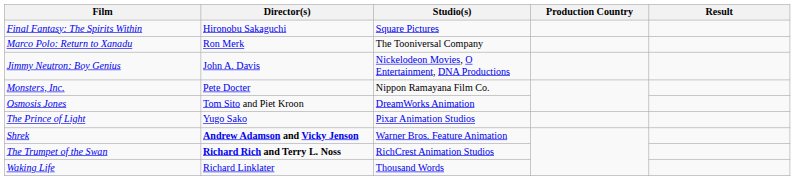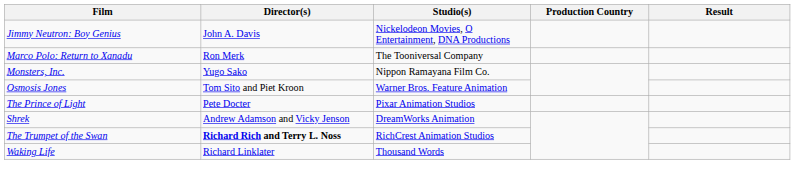- row: (74, 28)
rows swapped: (64, 66) <-> (69, 44)
(227, 87) Pete Docter -> (225, 71) Yugo Sako
(425, 103) DreamWorks Animation -> (442, 87) Warner Bros. Feature Animation
(225, 119) Yugo Sako -> (227, 103) Pete Docter
(281, 135) bold -> (276, 119) normal
(442, 135) Warner Bros. Feature Animation -> (425, 119) DreamWorks Animation
